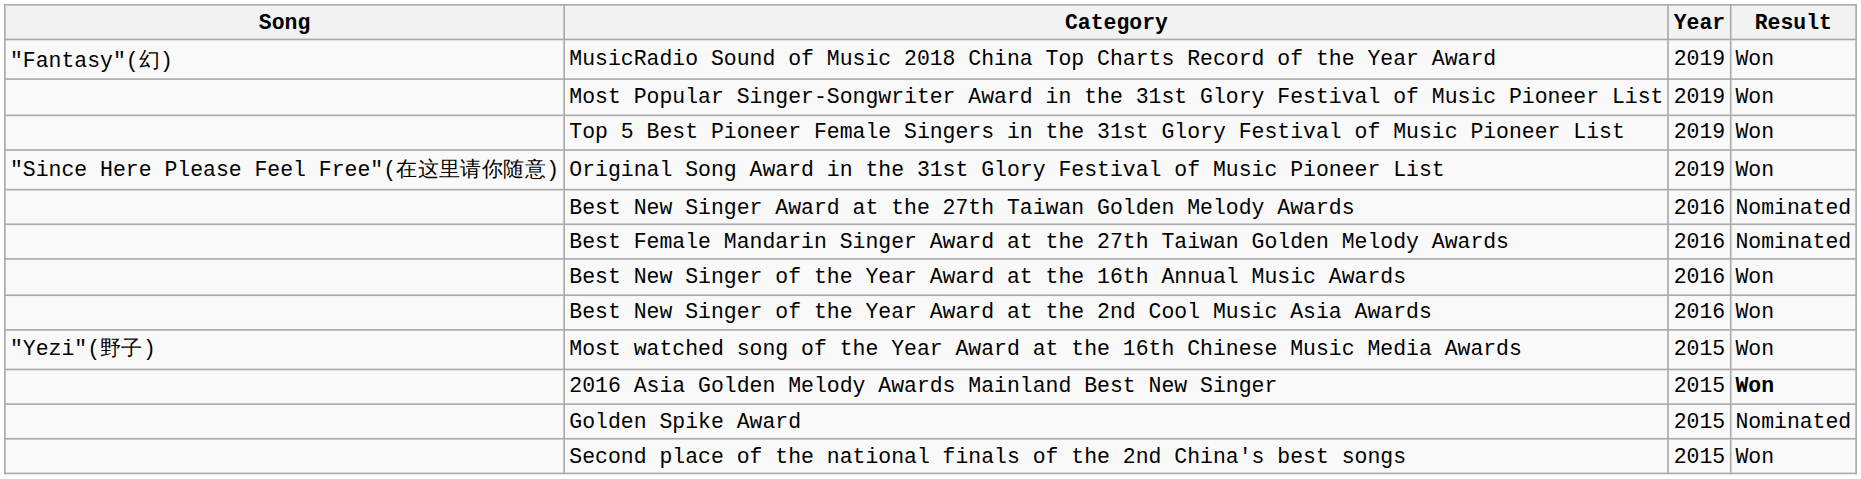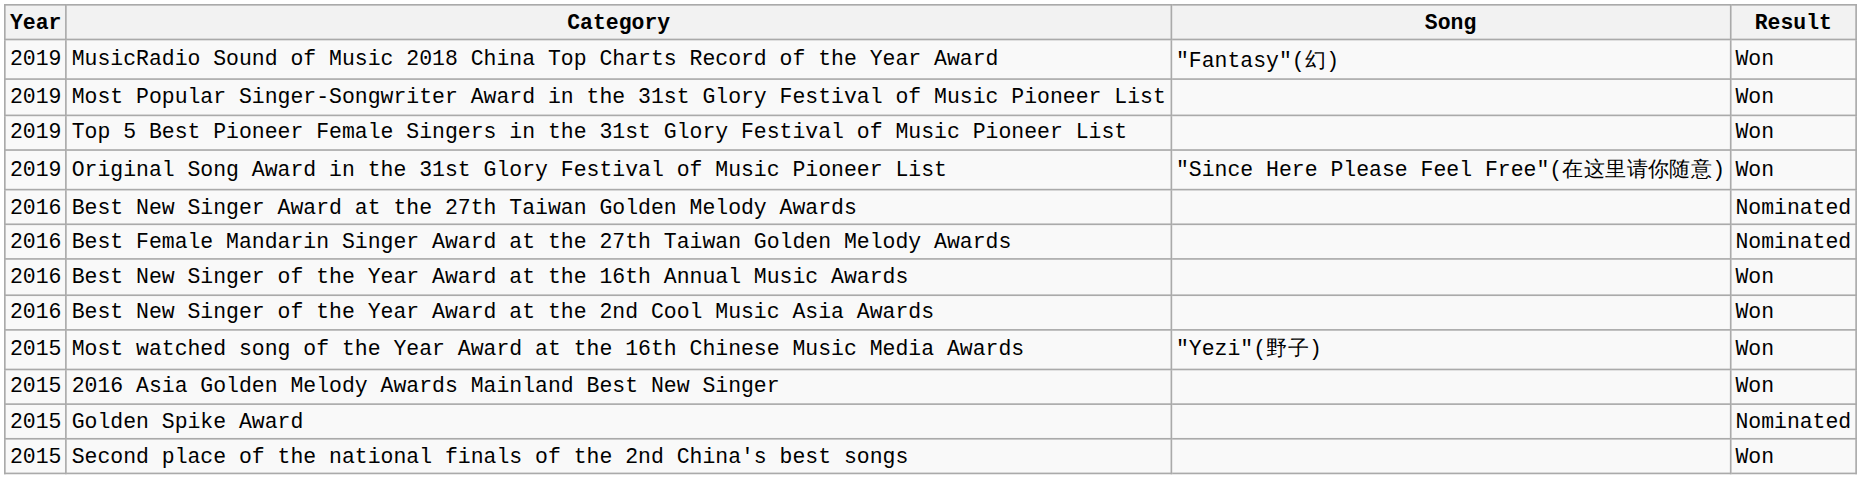columns swapped: (1699, 22) <-> (285, 22)
(1755, 387) bold -> (1755, 387) normal
